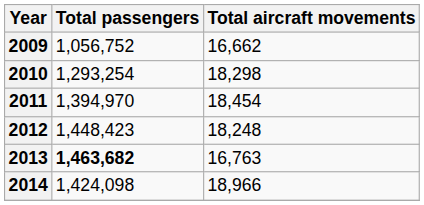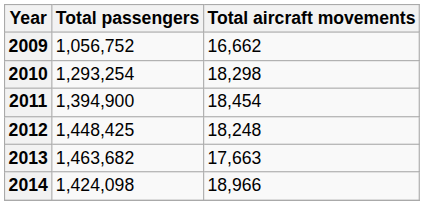(95, 102) 1,394,970 -> (95, 102) 1,394,900
(95, 130) 1,448,423 -> (95, 130) 1,448,425
(95, 158) bold -> (95, 158) normal
(234, 158) 16,763 -> (234, 158) 17,663
